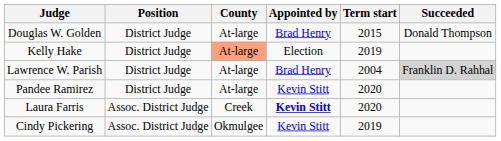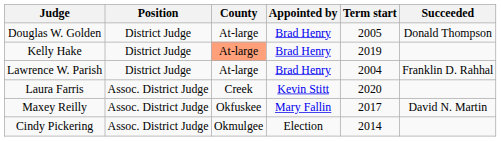(370, 32) 2015 -> (370, 32) 2005
(303, 51) Election -> (303, 51) Brad Henry
(448, 70) lightgrey background -> (448, 70) no background
- row: (55, 88)
(303, 107) bold -> (303, 88) normal
+ row: (55, 107)
(303, 126) Kevin Stitt -> (303, 126) Election
(370, 126) 2019 -> (370, 126) 2014
